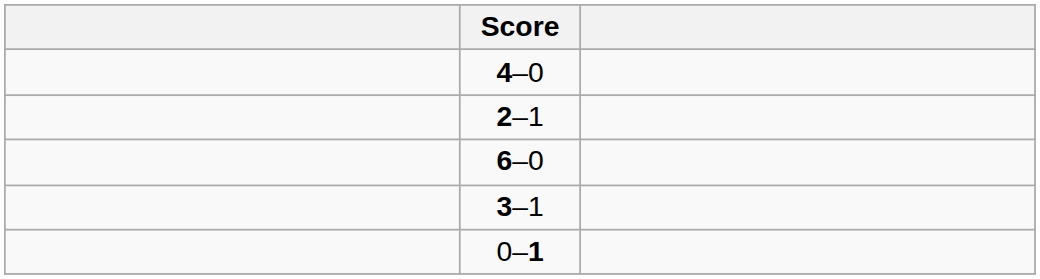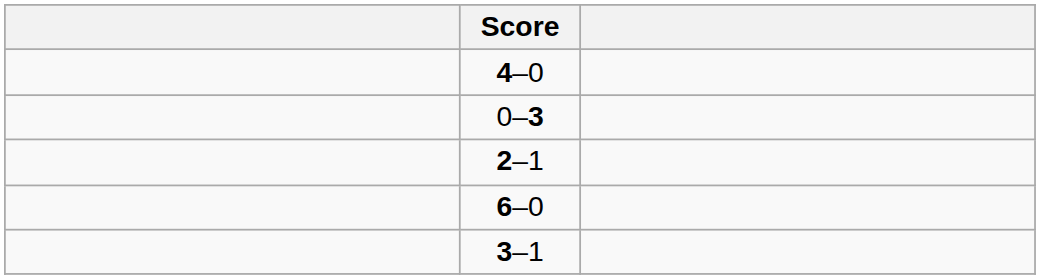+ row: (520, 116)
- row: (520, 251)
